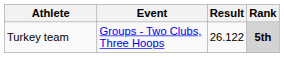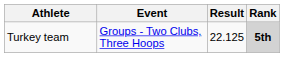(227, 37) 26.122 -> (227, 37) 22.125
